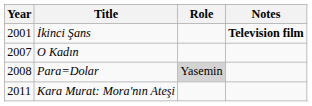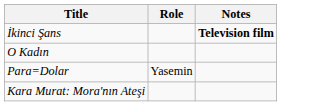- column: (19, 14)
(202, 71) lightgrey background -> (172, 71) no background
